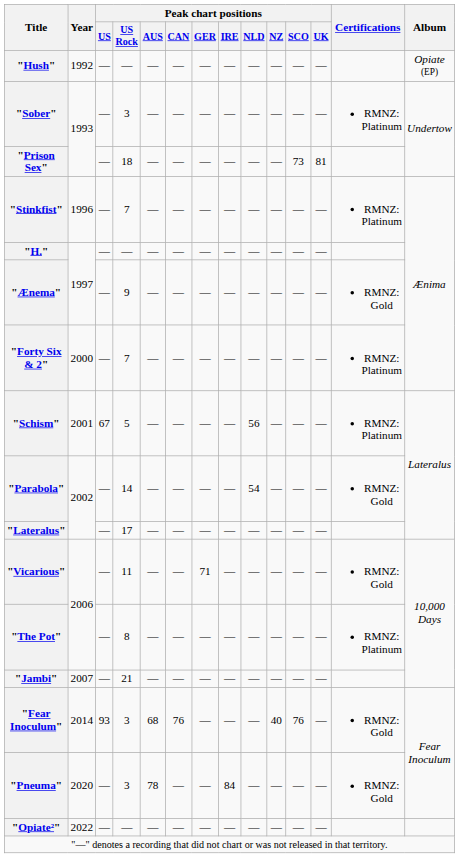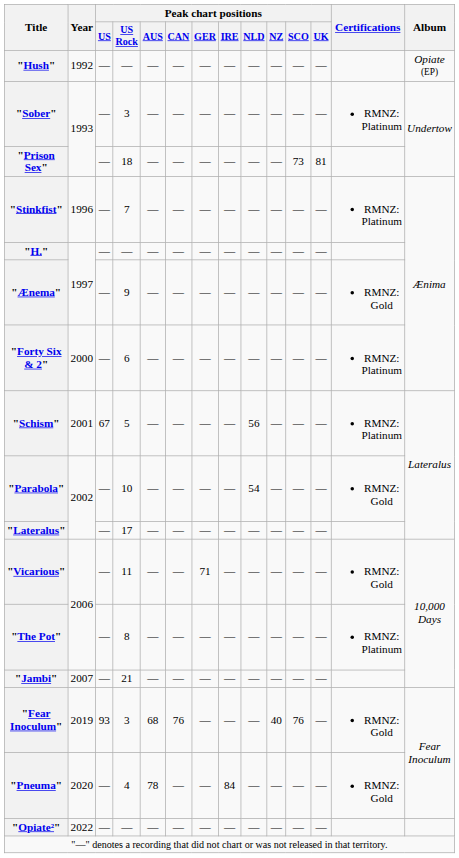(127, 358) 7 -> (127, 358) 6
(127, 488) 14 -> (127, 488) 10
(82, 720) 2014 -> (82, 720) 2019
(127, 785) 3 -> (127, 785) 4
